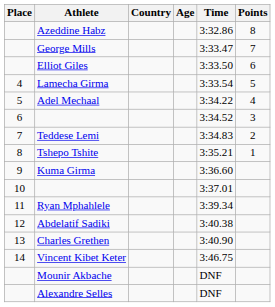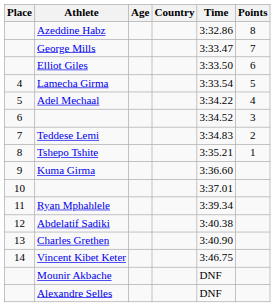columns swapped: (185, 13) <-> (151, 13)
